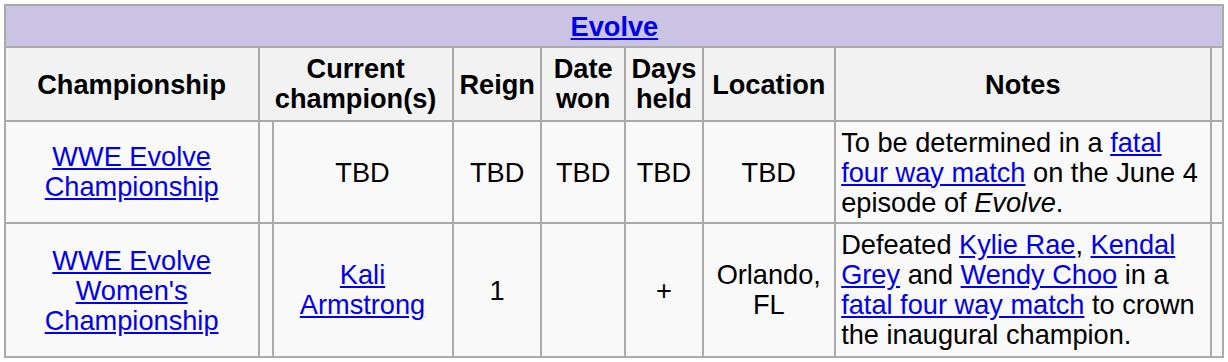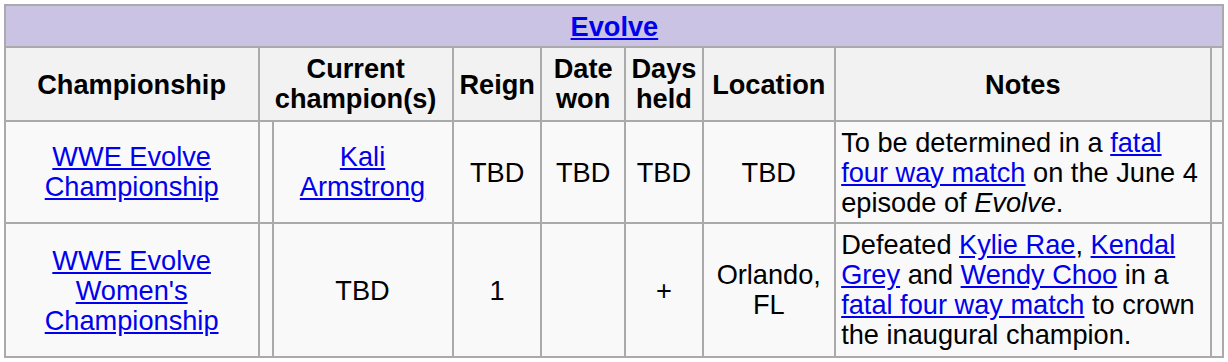(362, 172) TBD -> (363, 172) Kali Armstrong
(363, 290) Kali Armstrong -> (362, 290) TBD
